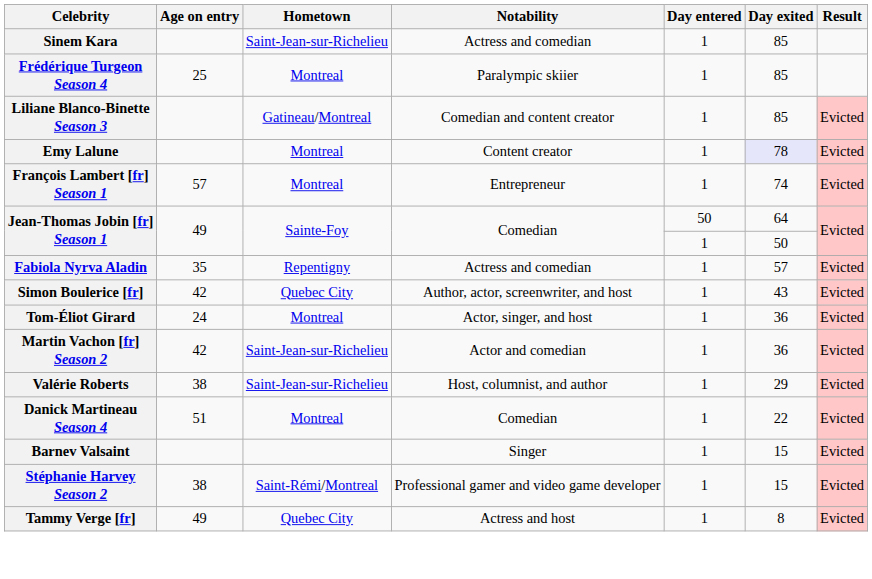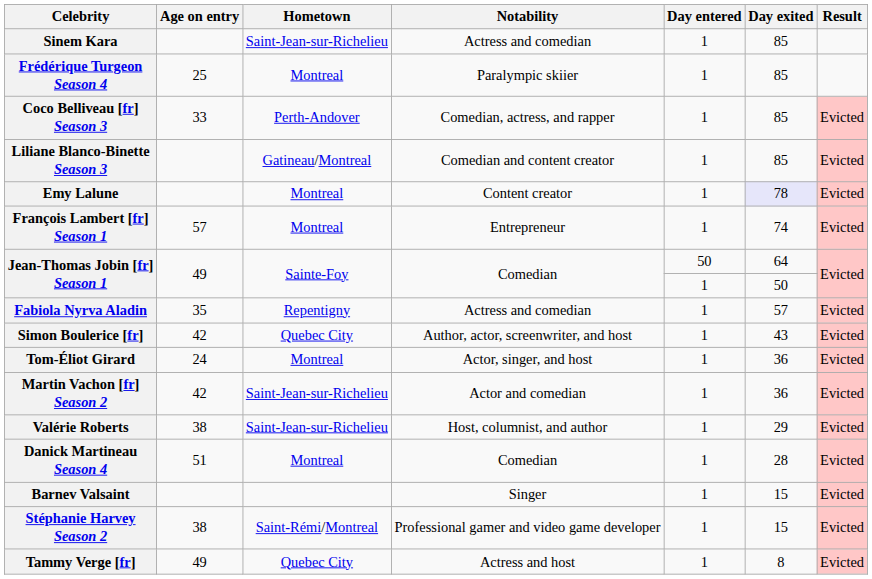+ row: (81, 117)
(781, 418) 22 -> (781, 460) 28
